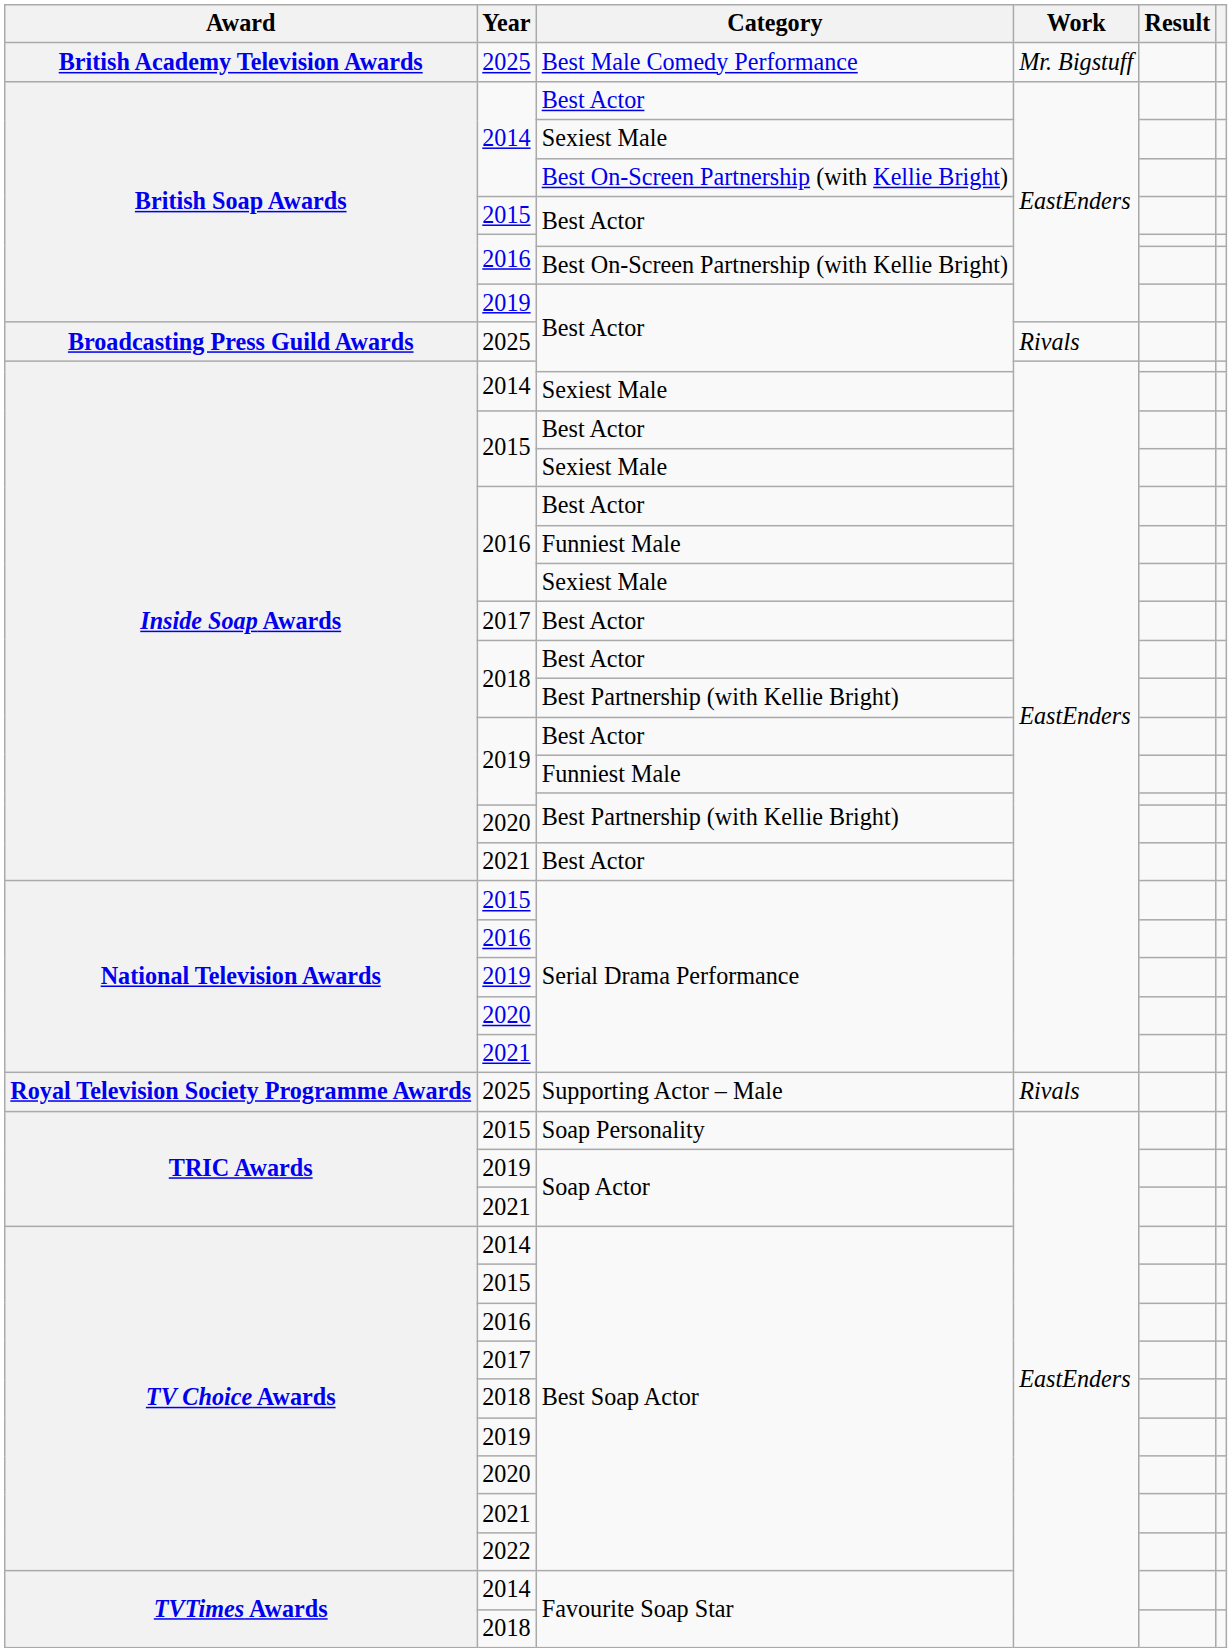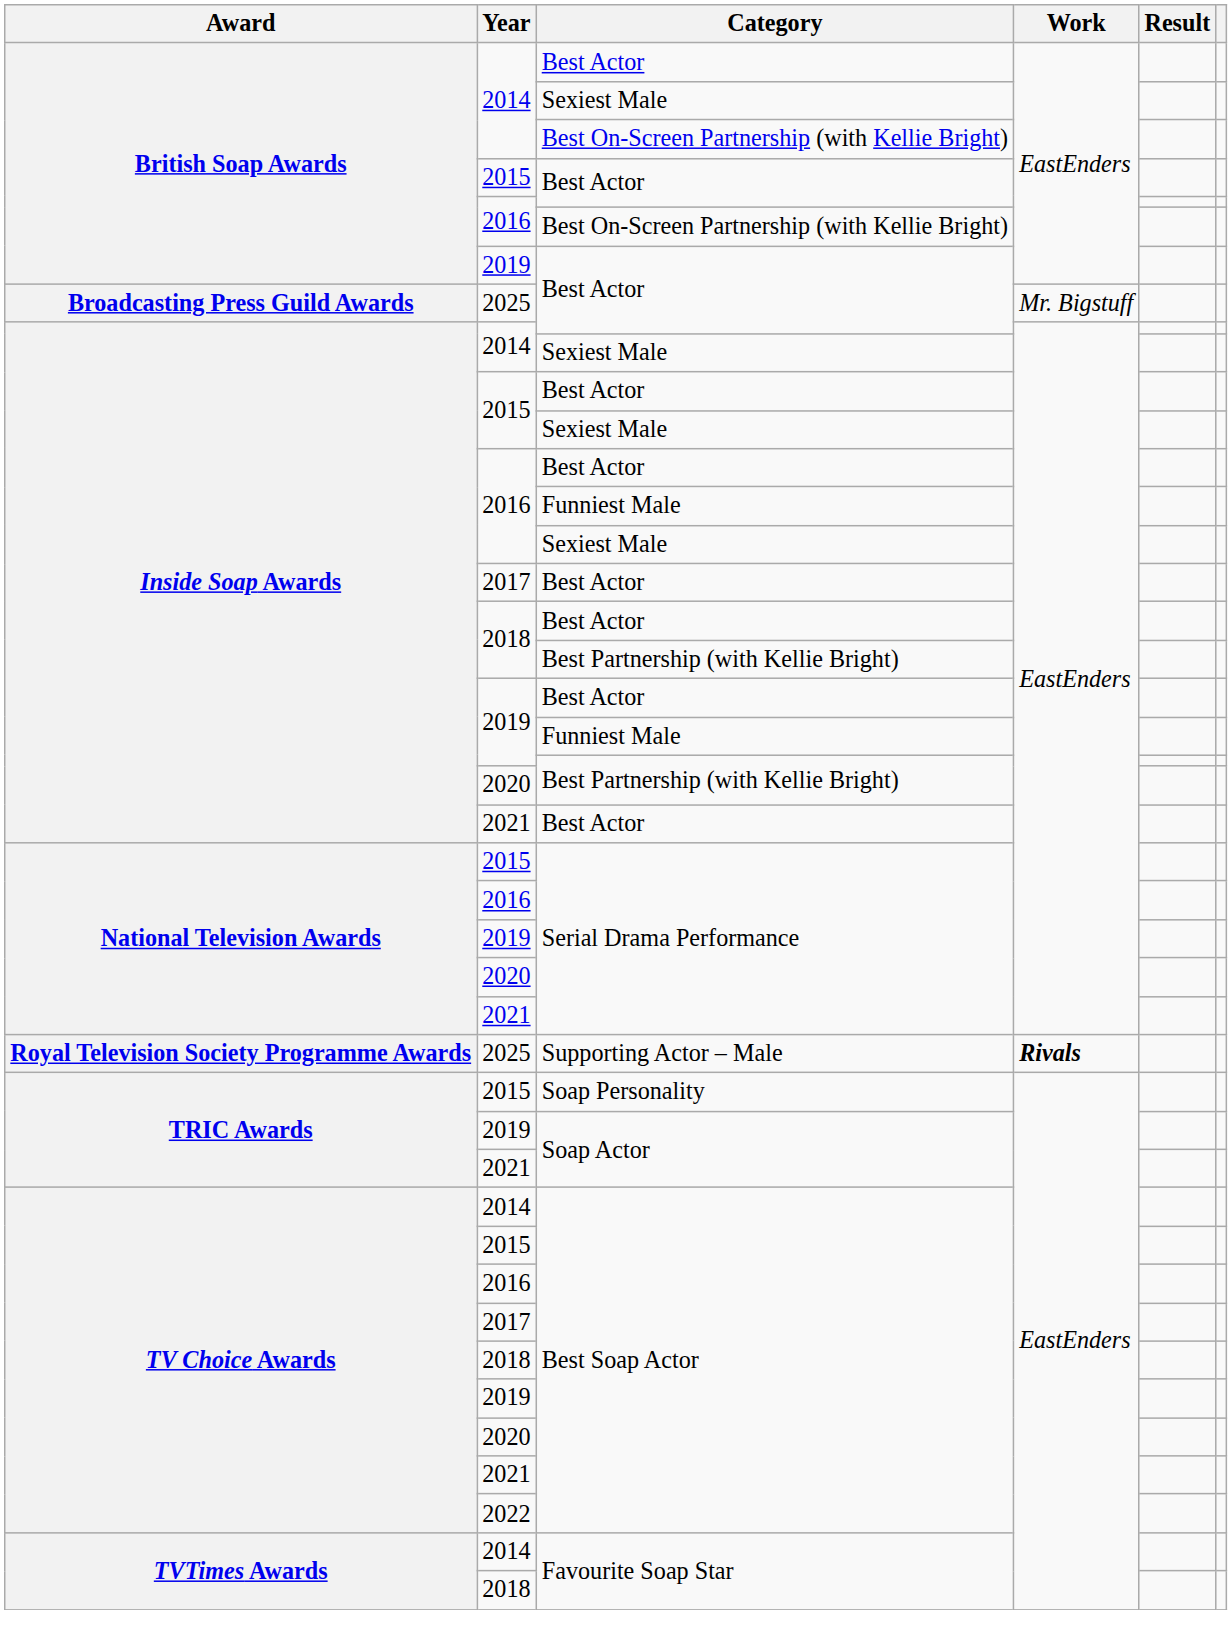- row: (506, 61)
(1049, 341) Rivals -> (1076, 303) Mr. Bigstuff
(1049, 1091) normal -> (1050, 1053) bold
